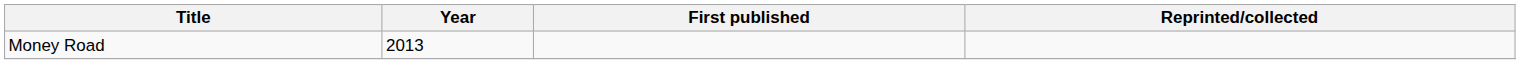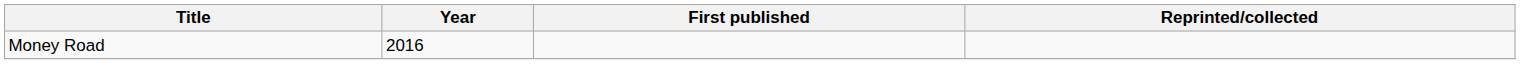(405, 44) 2013 -> (405, 44) 2016
